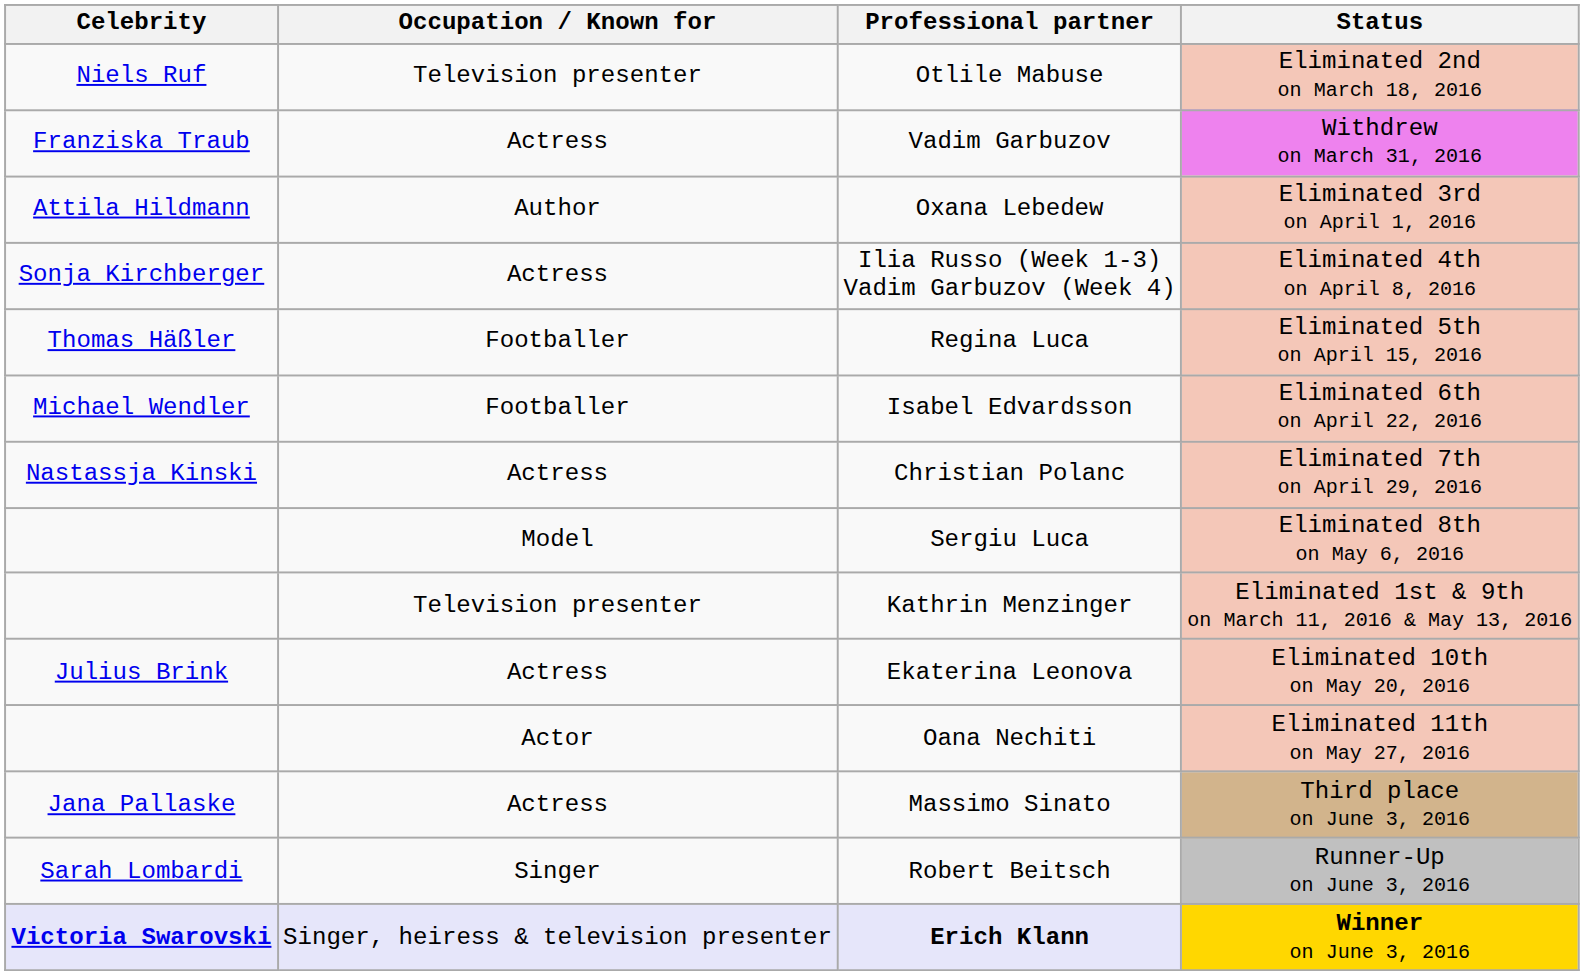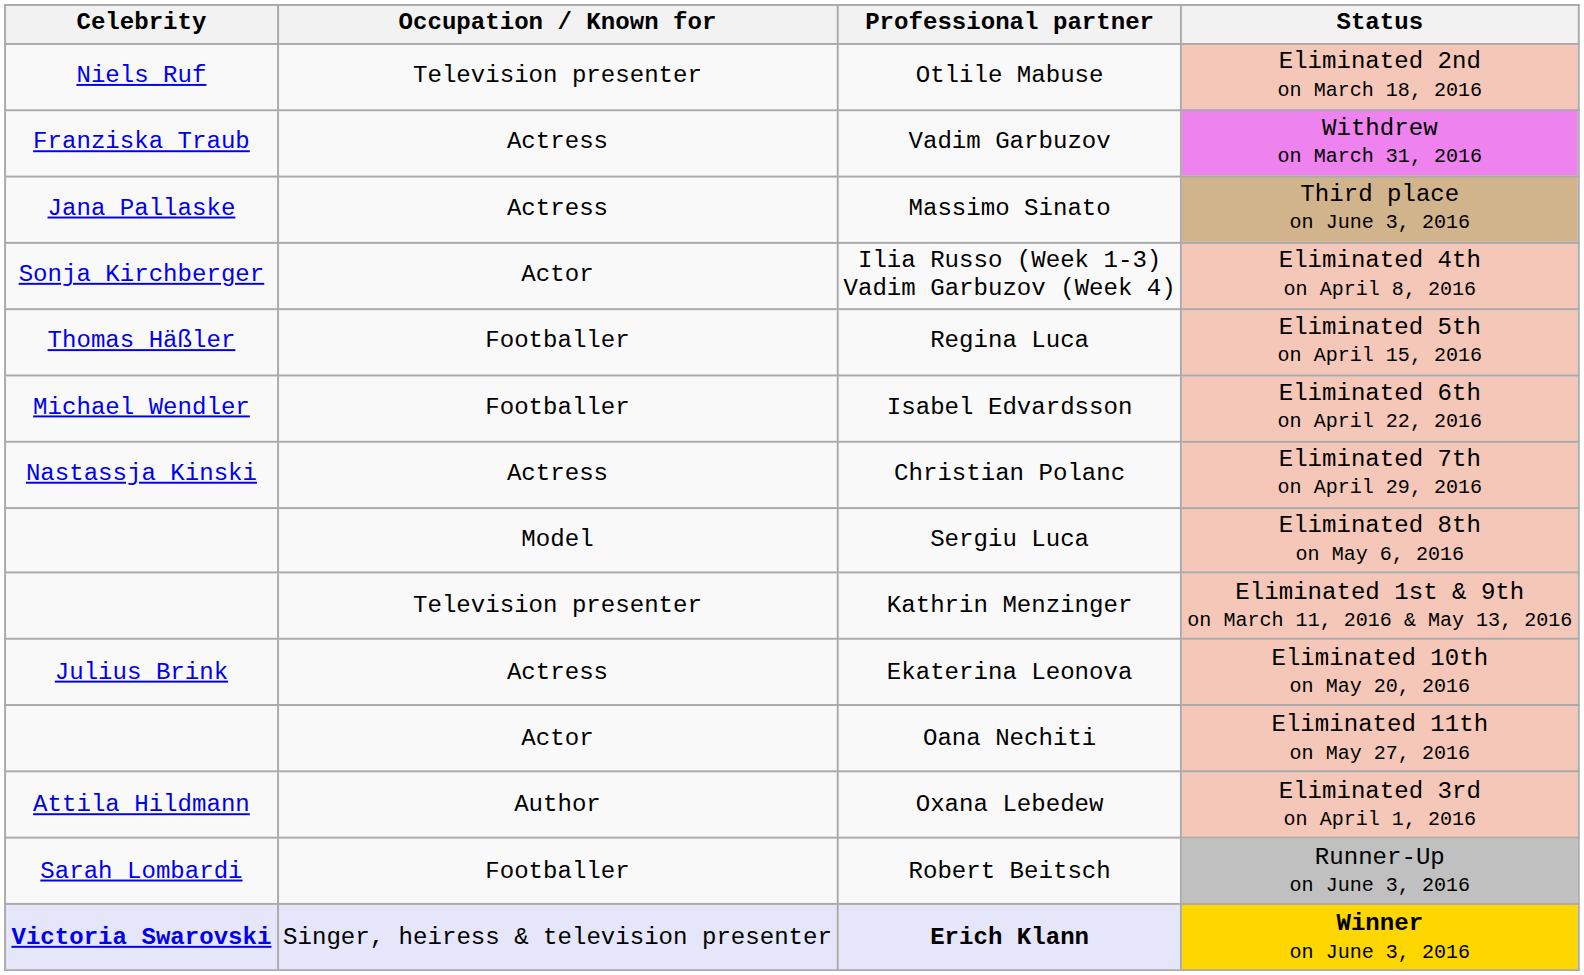rows swapped: (1010, 209) <-> (1010, 805)
(557, 275) Actress -> (557, 275) Actor
(557, 871) Singer -> (557, 871) Footballer
